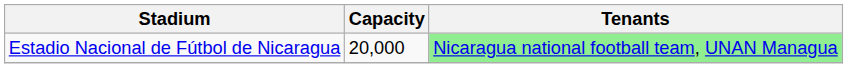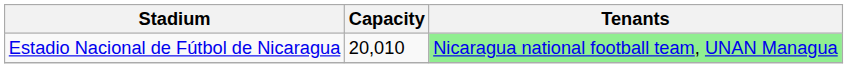(377, 47) 20,000 -> (377, 47) 20,010
